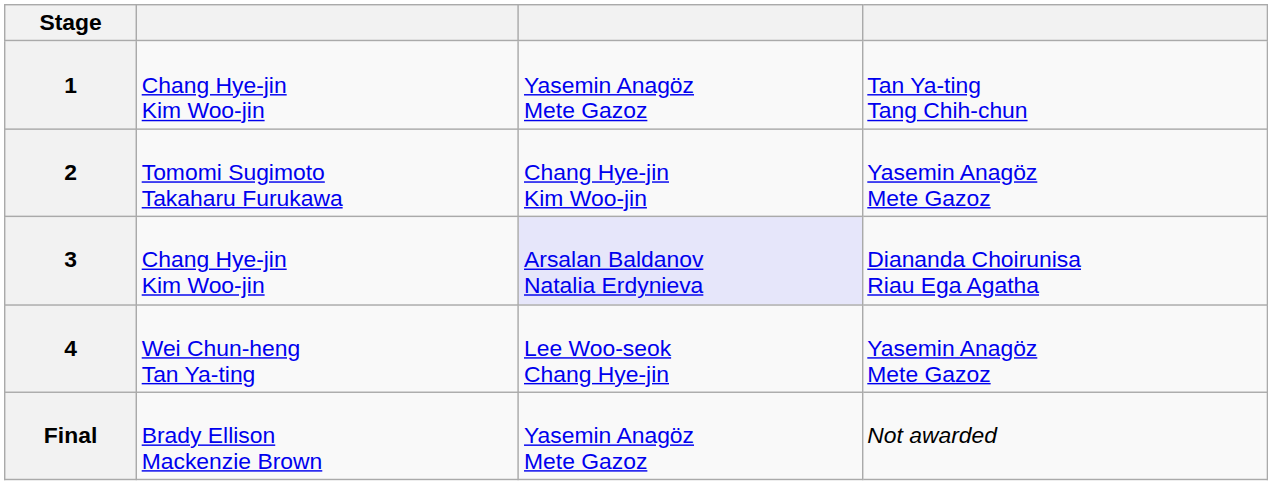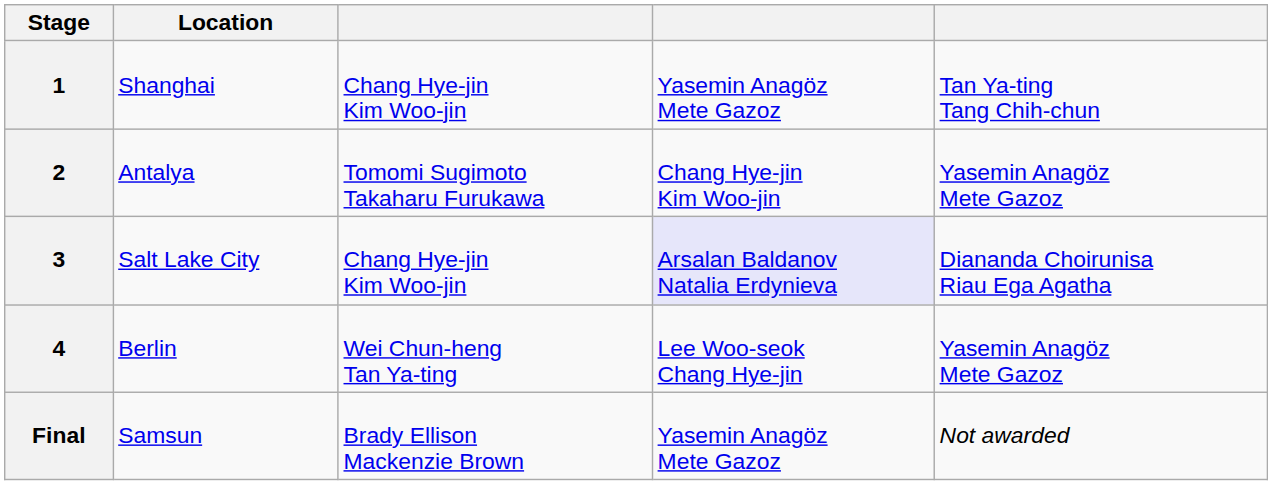+ column: (226, 22)
